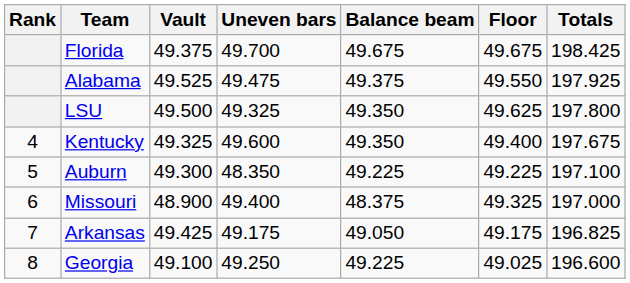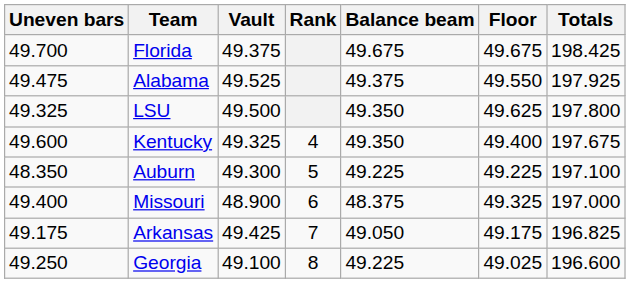columns swapped: (33, 19) <-> (279, 19)
